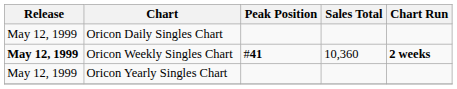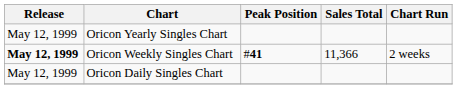rows swapped: (155, 34) <-> (157, 73)
(341, 53) 10,360 -> (341, 53) 11,366
(410, 53) bold -> (409, 53) normal
